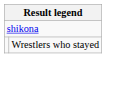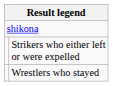+ row: (58, 50)
